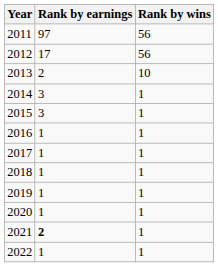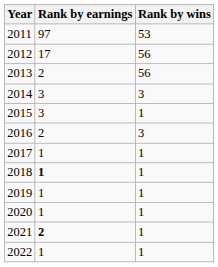(144, 34) 56 -> (144, 34) 53
(144, 73) 10 -> (144, 73) 56
(141, 93) 1 -> (141, 93) 3
(41, 133) 1 -> (41, 133) 2
(141, 133) 1 -> (141, 133) 3
(41, 172) normal -> (41, 172) bold
